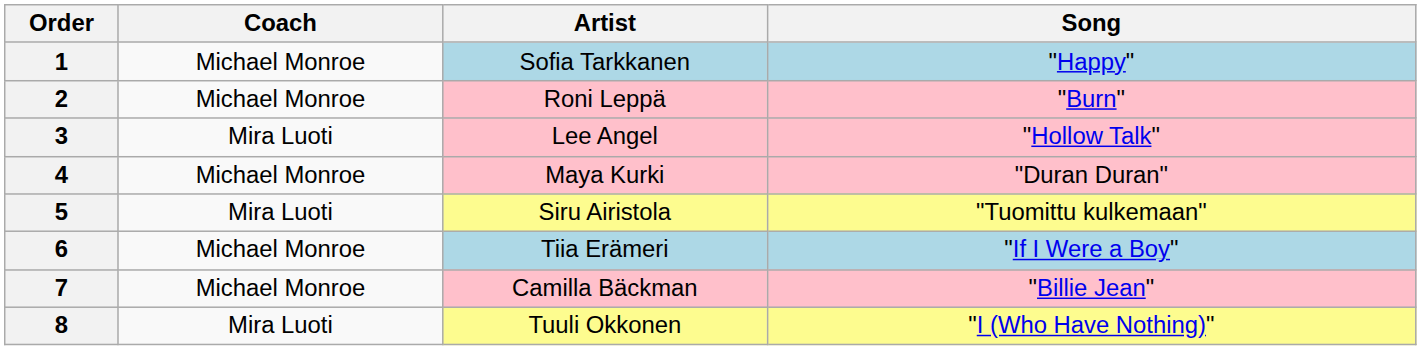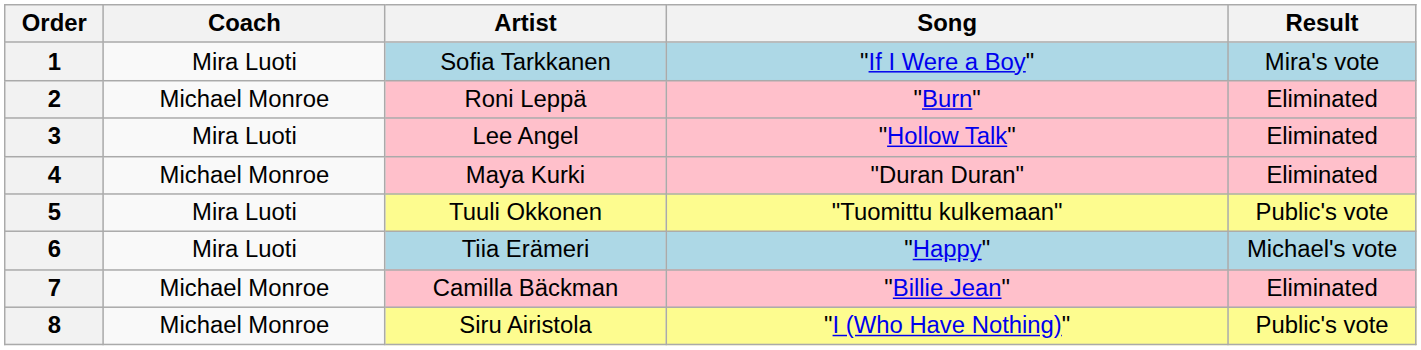+ column: (1322, 23)
(280, 61) Michael Monroe -> (244, 61) Mira Luoti
(1091, 61) "Happy" -> (947, 61) "If I Were a Boy"
(605, 212) Siru Airistola -> (525, 212) Tuuli Okkonen
(280, 250) Michael Monroe -> (244, 250) Mira Luoti
(1091, 250) "If I Were a Boy" -> (947, 250) "Happy"
(280, 325) Mira Luoti -> (244, 325) Michael Monroe
(605, 325) Tuuli Okkonen -> (525, 325) Siru Airistola
